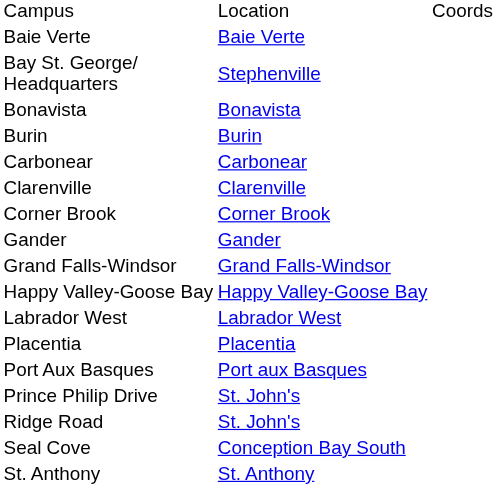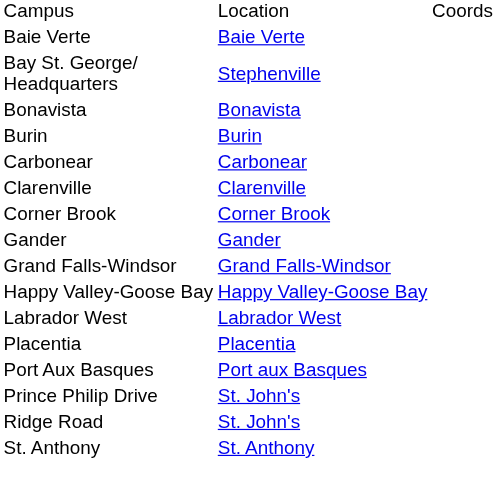- row: (47, 447)
